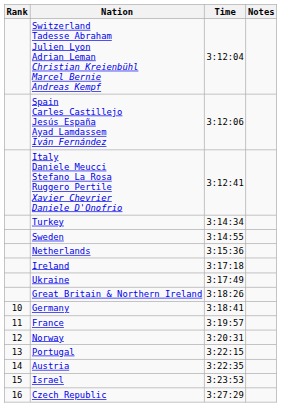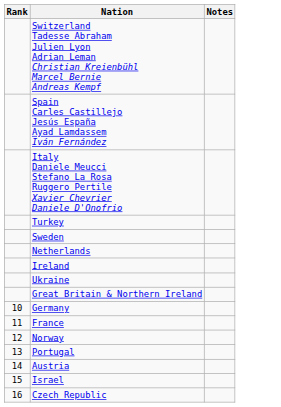- column: (225, 12)
